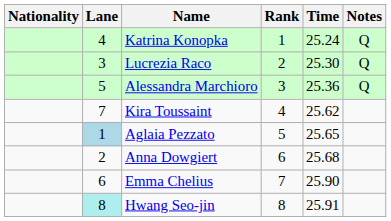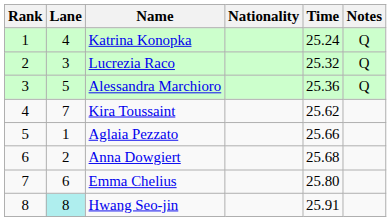columns swapped: (282, 16) <-> (43, 16)
(323, 63) 25.30 -> (323, 63) 25.32
(102, 134) lightblue background -> (66, 134) no background
(323, 134) 25.65 -> (323, 134) 25.66
(323, 181) 25.90 -> (323, 181) 25.80
